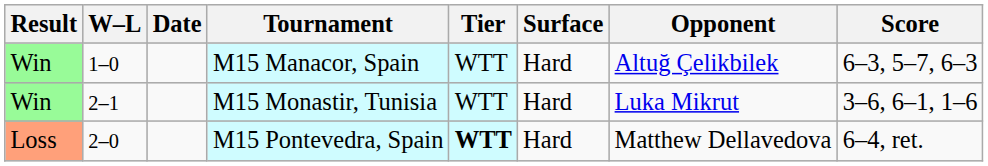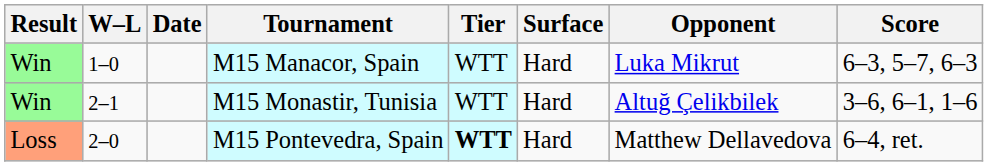(697, 62) Altuğ Çelikbilek -> (677, 62) Luka Mikrut
(677, 101) Luka Mikrut -> (697, 101) Altuğ Çelikbilek
